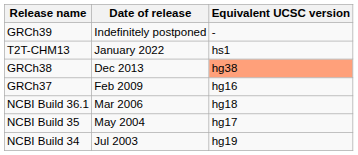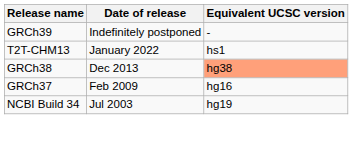- row: (48, 104)
- row: (43, 123)
